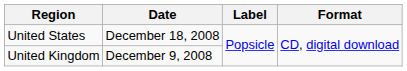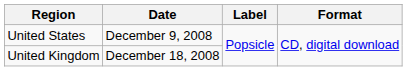(162, 35) December 18, 2008 -> (159, 35) December 9, 2008
(159, 55) December 9, 2008 -> (162, 55) December 18, 2008
